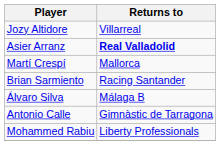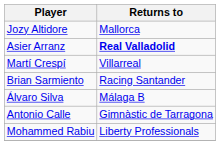(120, 30) Villarreal -> (120, 30) Mallorca
(120, 64) Mallorca -> (120, 64) Villarreal
